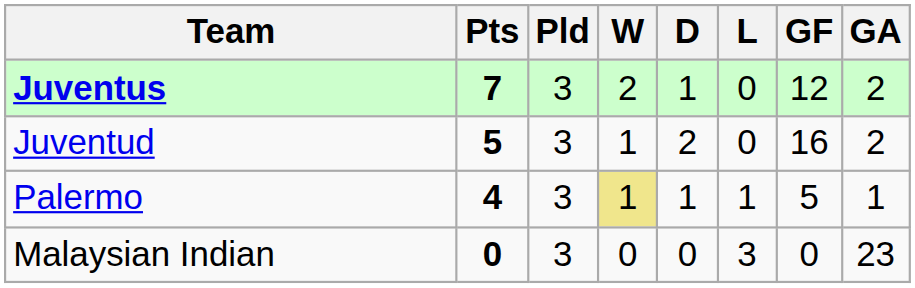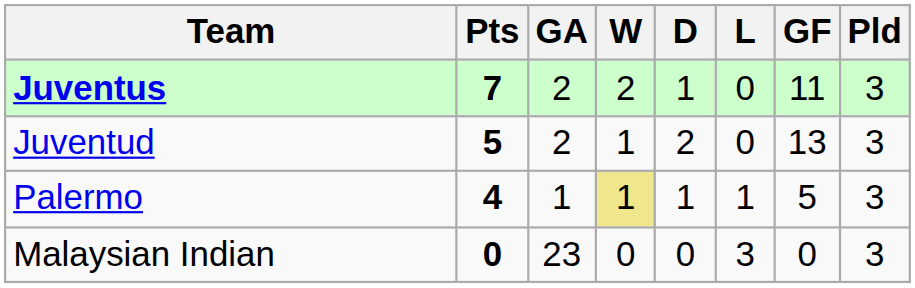columns swapped: (563, 32) <-> (876, 32)
(809, 87) 12 -> (807, 87) 11
(809, 142) 16 -> (807, 142) 13
